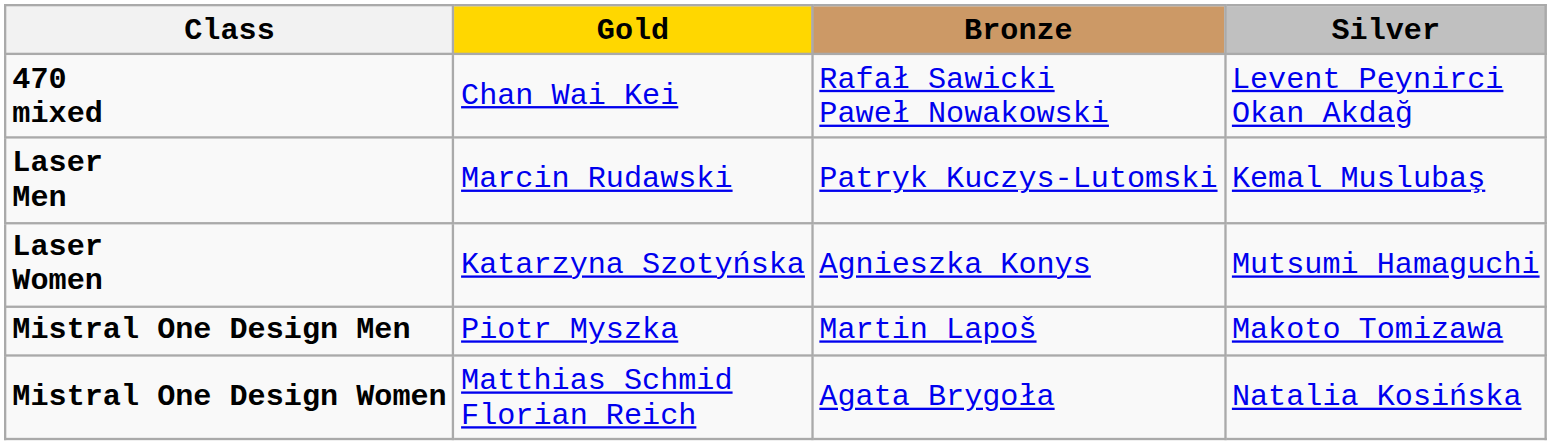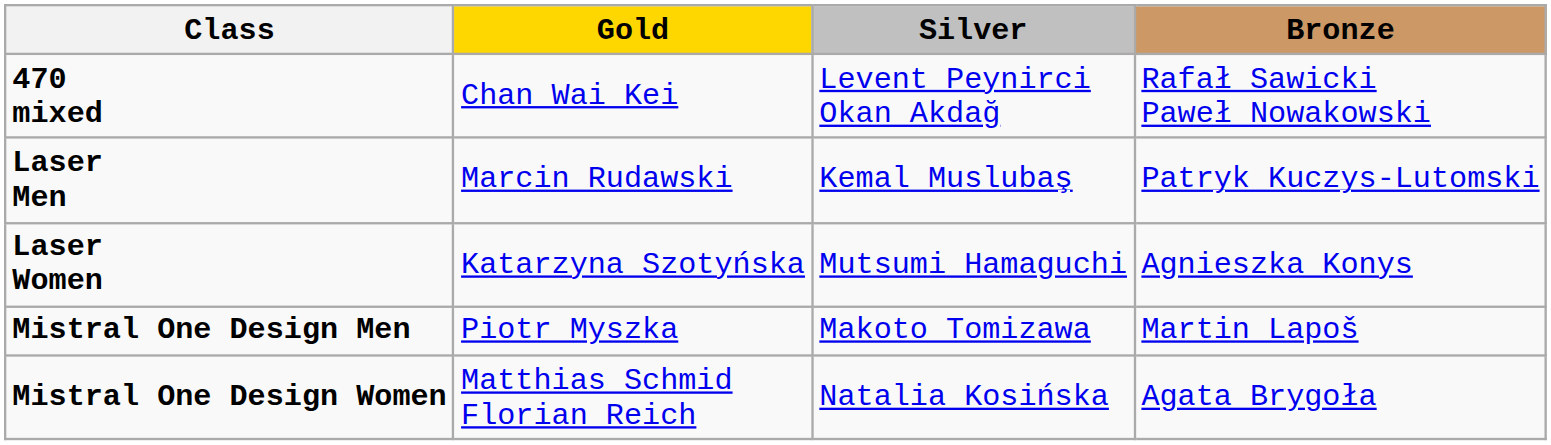columns swapped: (1386, 30) <-> (1018, 30)
